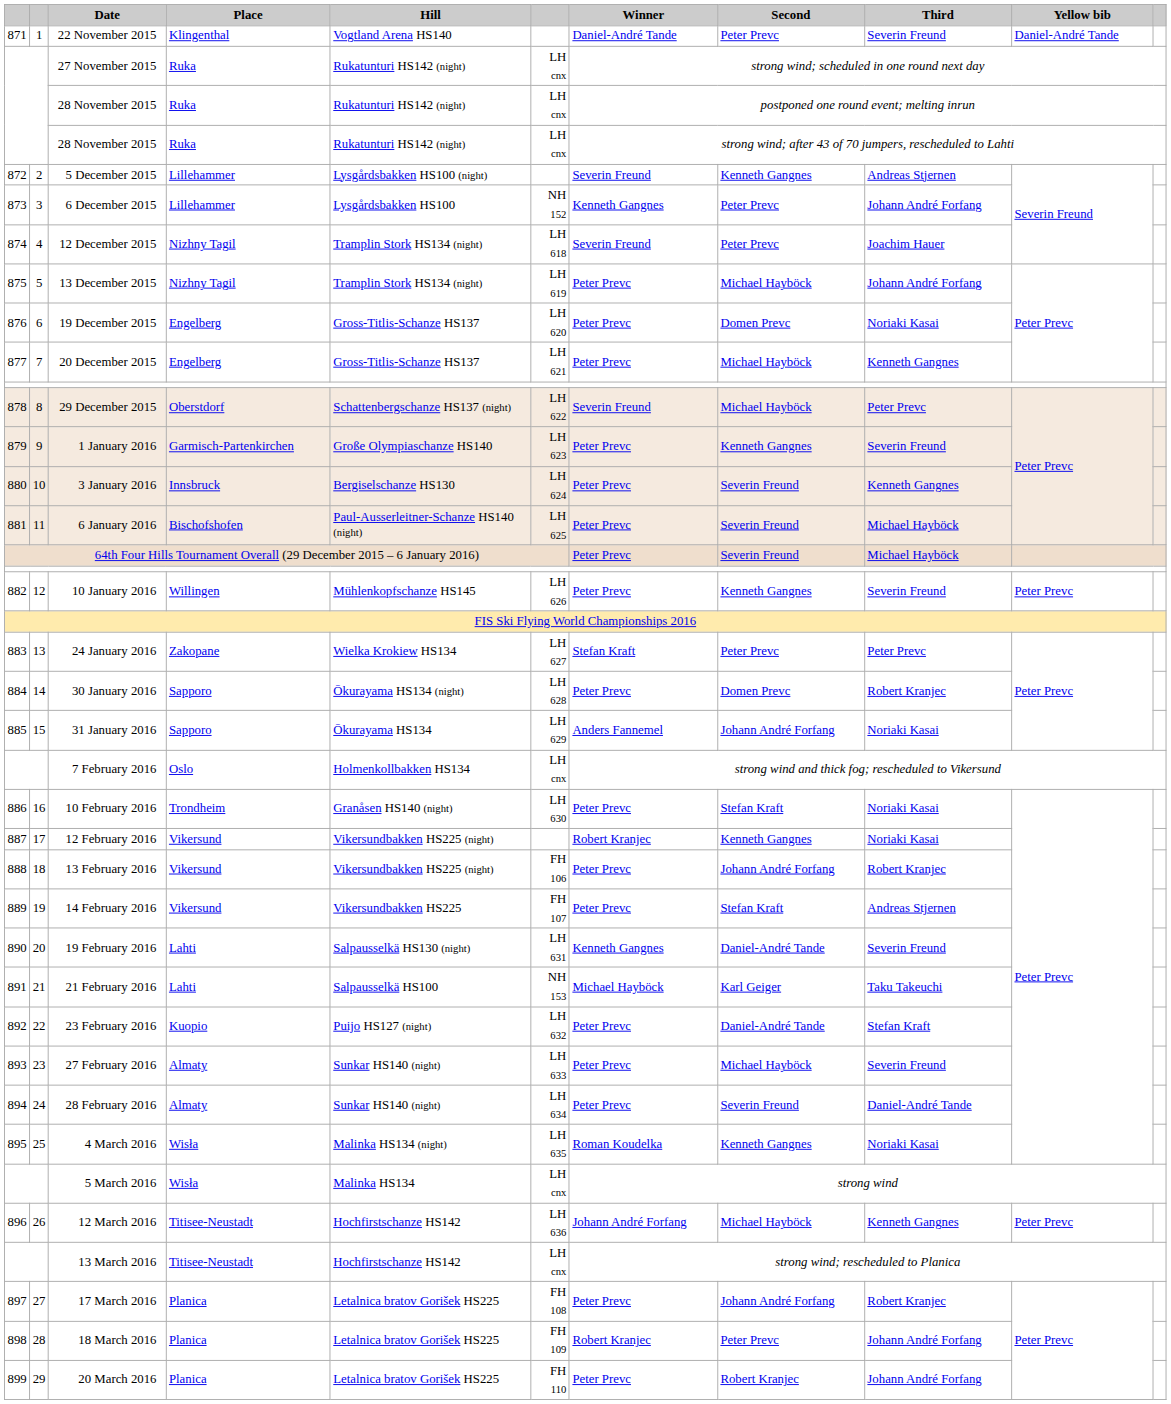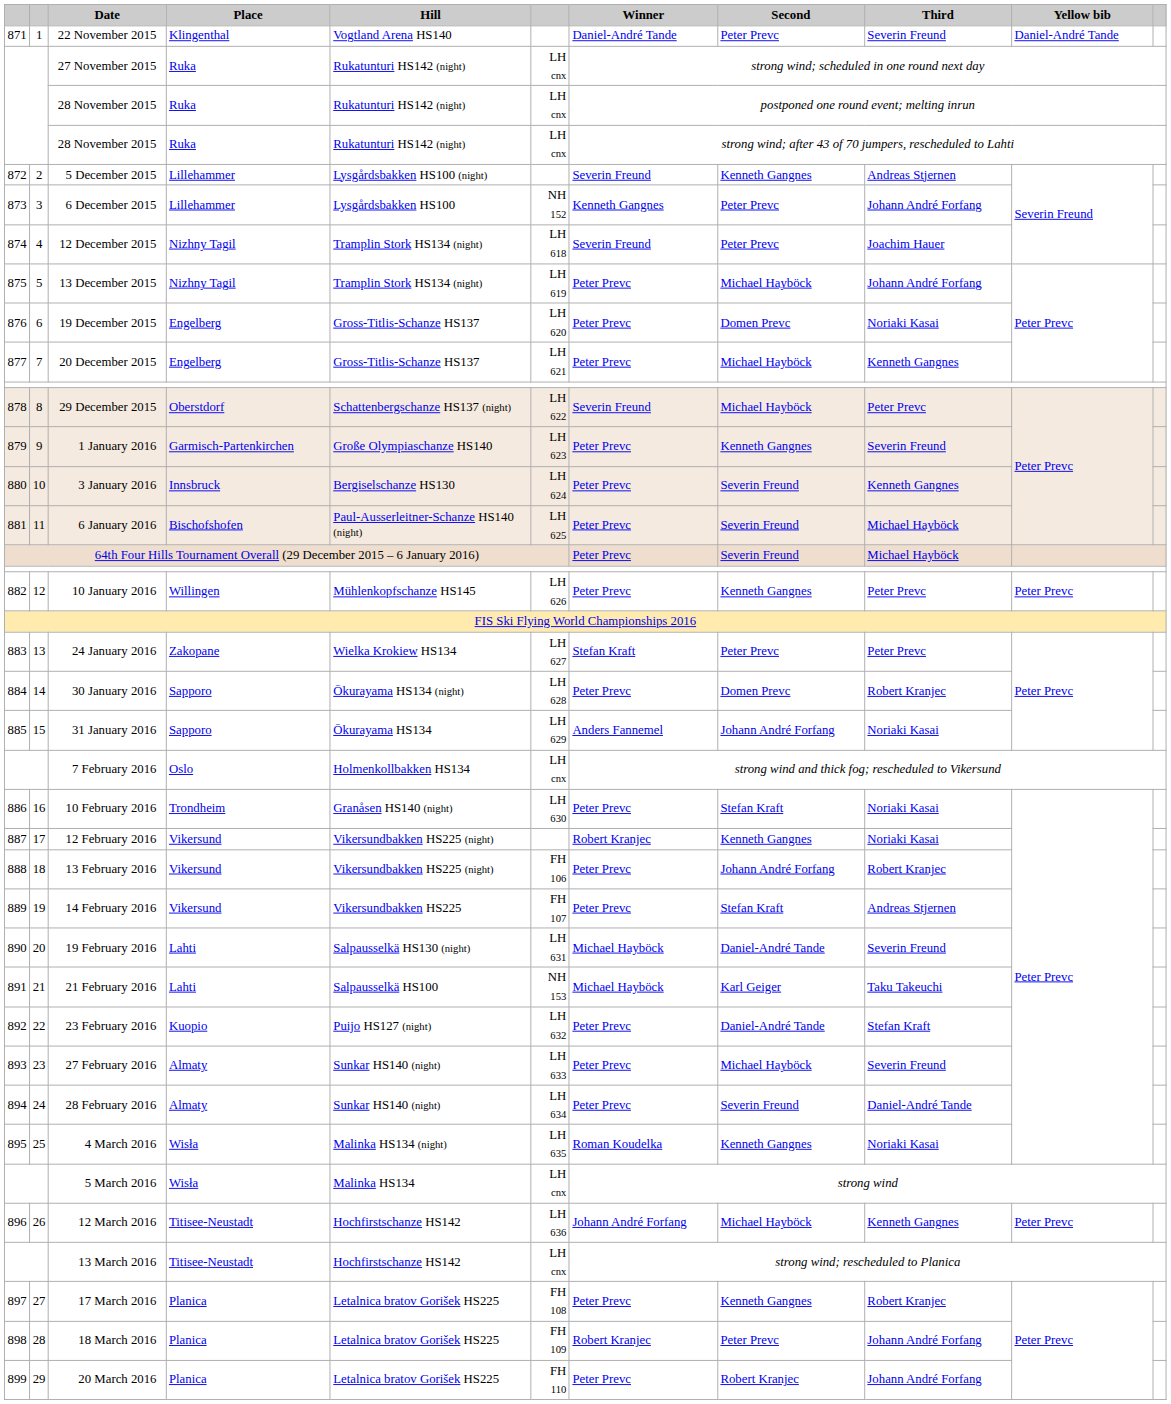(907, 591) Severin Freund -> (897, 591) Peter Prevc
(618, 947) Kenneth Gangnes -> (618, 947) Michael Hayböck
(778, 1301) Johann André Forfang -> (766, 1301) Kenneth Gangnes
